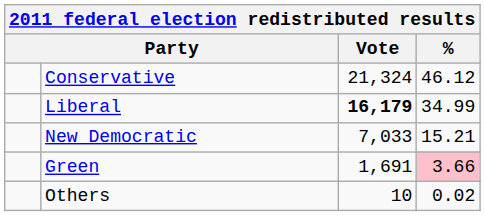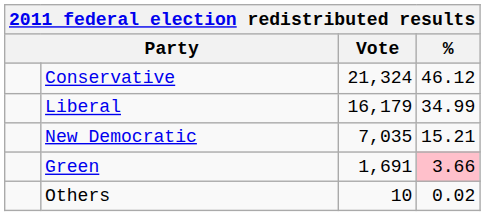(380, 108) bold -> (380, 108) normal
(385, 137) 7,033 -> (385, 137) 7,035
